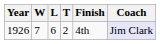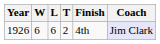(37, 30) 7 -> (37, 30) 6
